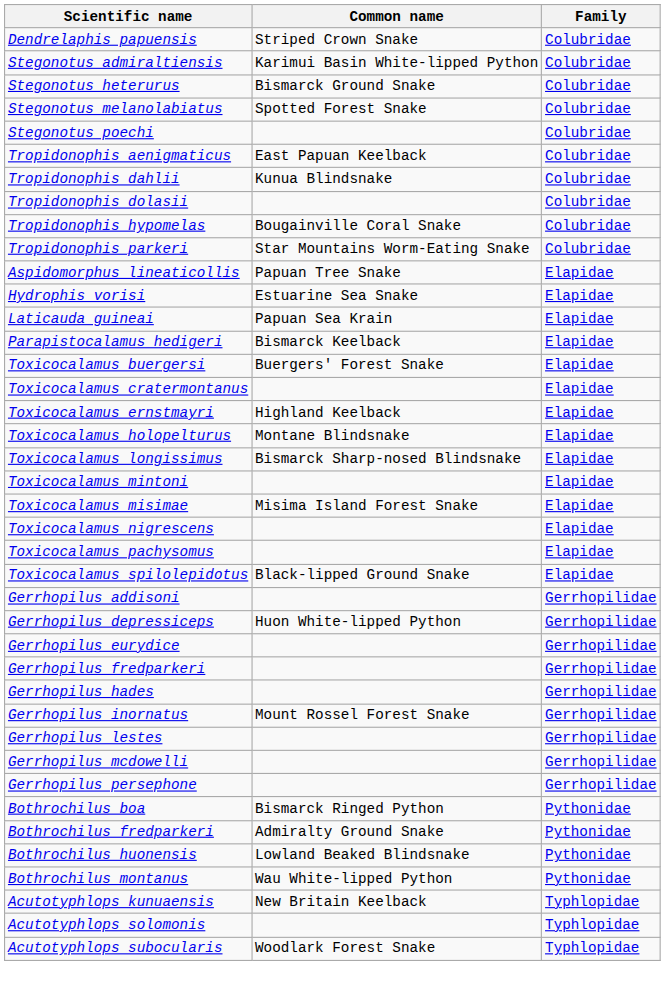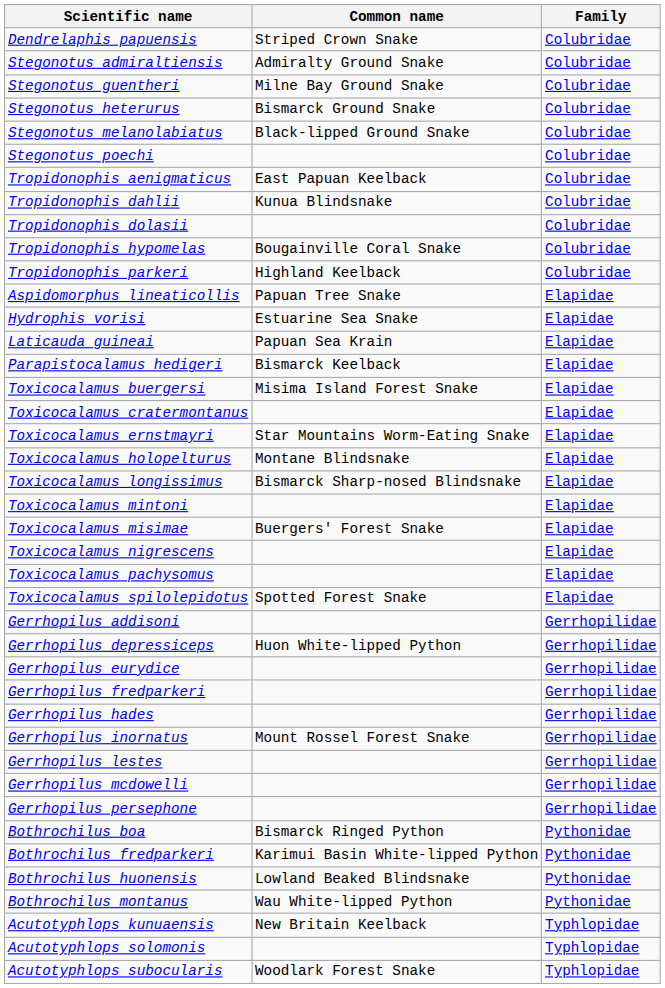(397, 63) Karimui Basin White-lipped Python -> (349, 63) Admiralty Ground Snake
+ row: (94, 86)
(341, 109) Spotted Forest Snake -> (362, 133) Black-lipped Ground Snake
(392, 249) Star Mountains Worm-Eating Snake -> (328, 273) Highland Keelback
(349, 366) Buergers' Forest Snake -> (367, 389) Misima Island Forest Snake
(328, 412) Highland Keelback -> (392, 436) Star Mountains Worm-Eating Snake
(367, 506) Misima Island Forest Snake -> (349, 529) Buergers' Forest Snake
(362, 576) Black-lipped Ground Snake -> (341, 599) Spotted Forest Snake
(349, 832) Admiralty Ground Snake -> (397, 855) Karimui Basin White-lipped Python
